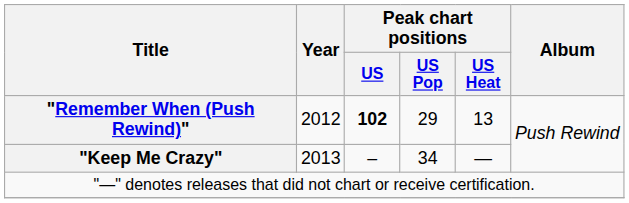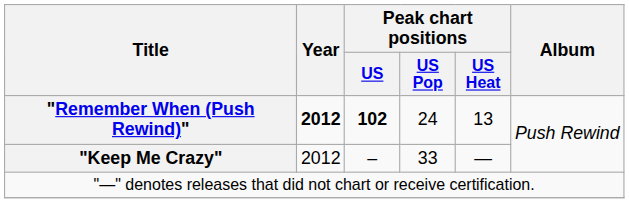(321, 119) normal -> (321, 119) bold
(428, 119) 29 -> (428, 119) 24
(321, 157) 2013 -> (321, 157) 2012
(428, 157) 34 -> (428, 157) 33
